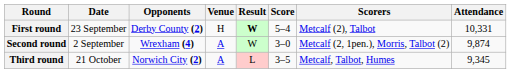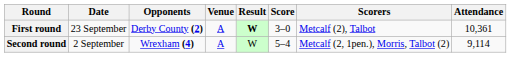(221, 28) H -> (221, 28) A
(283, 28) 5–4 -> (283, 28) 3–0
(479, 28) 10,331 -> (479, 28) 10,361
(283, 44) 3–0 -> (283, 44) 5–4
(479, 44) 9,874 -> (479, 44) 9,114
- row: (36, 60)
